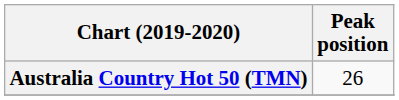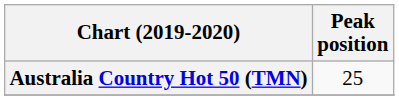(353, 77) 26 -> (353, 77) 25
